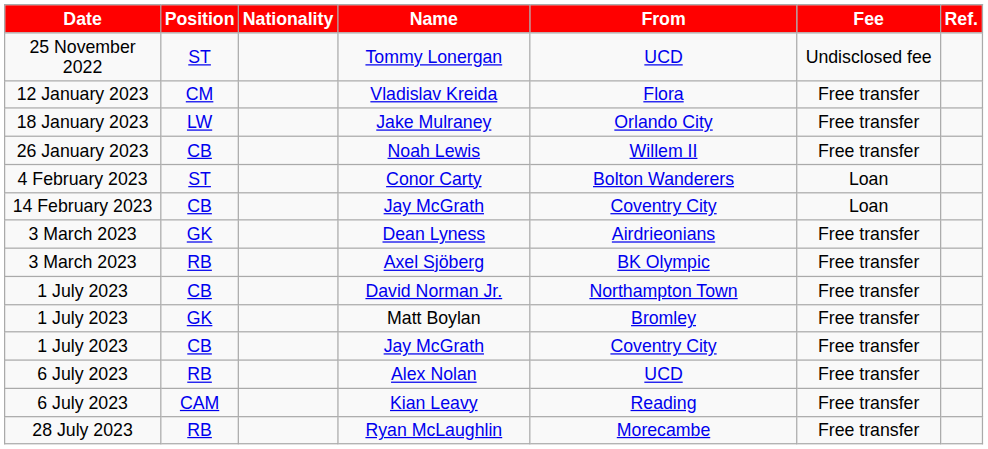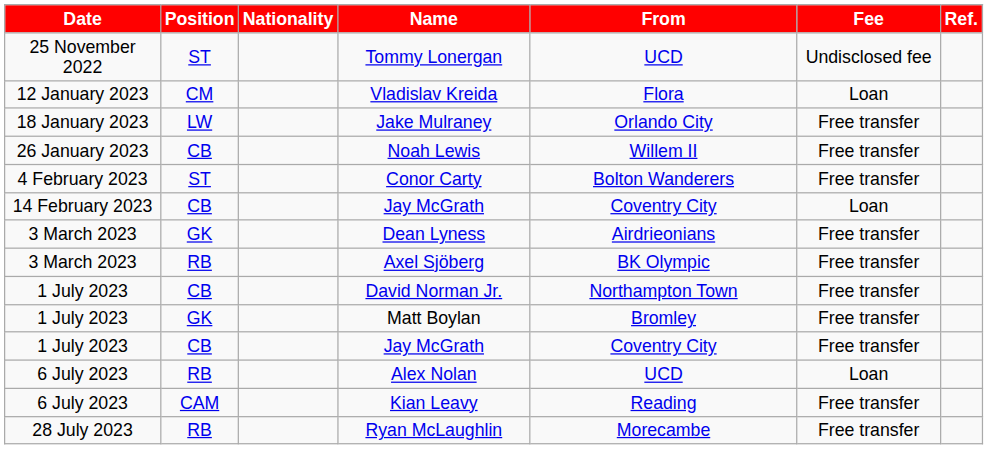(869, 95) Free transfer -> (869, 95) Loan
(869, 179) Loan -> (869, 179) Free transfer
(869, 374) Free transfer -> (869, 374) Loan
